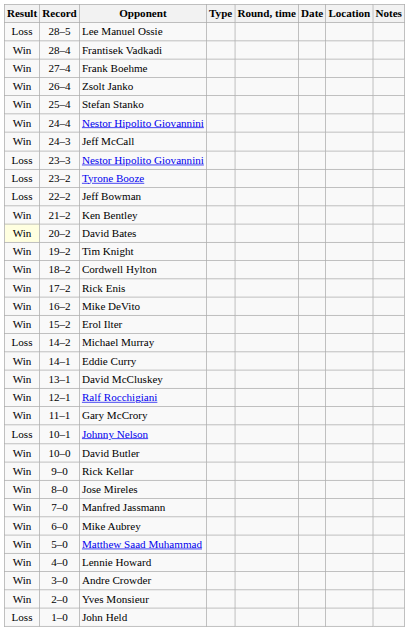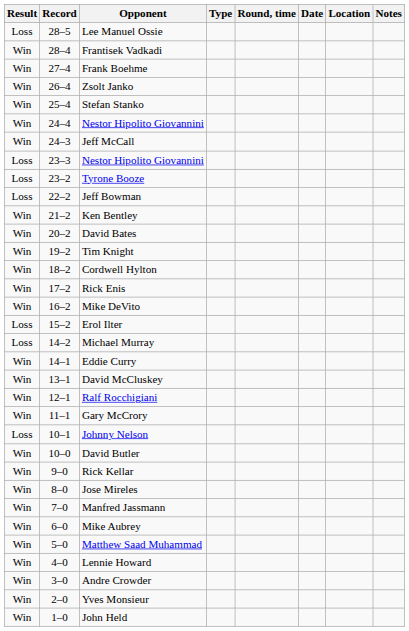(22, 233) lightyellow background -> (22, 233) no background
(22, 324) Win -> (22, 324) Loss
(22, 617) Loss -> (22, 617) Win
